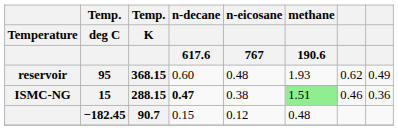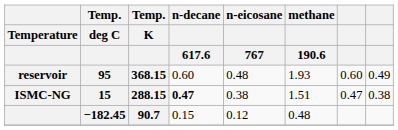(351, 75) 0.62 -> (351, 75) 0.60
(299, 95) lightgreen background -> (299, 95) no background
(351, 95) 0.46 -> (351, 95) 0.47
(379, 95) 0.36 -> (379, 95) 0.38
